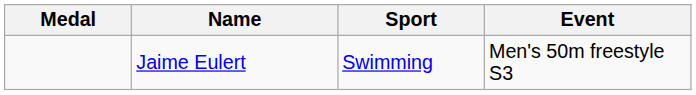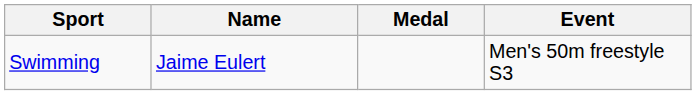columns swapped: (68, 20) <-> (411, 20)
